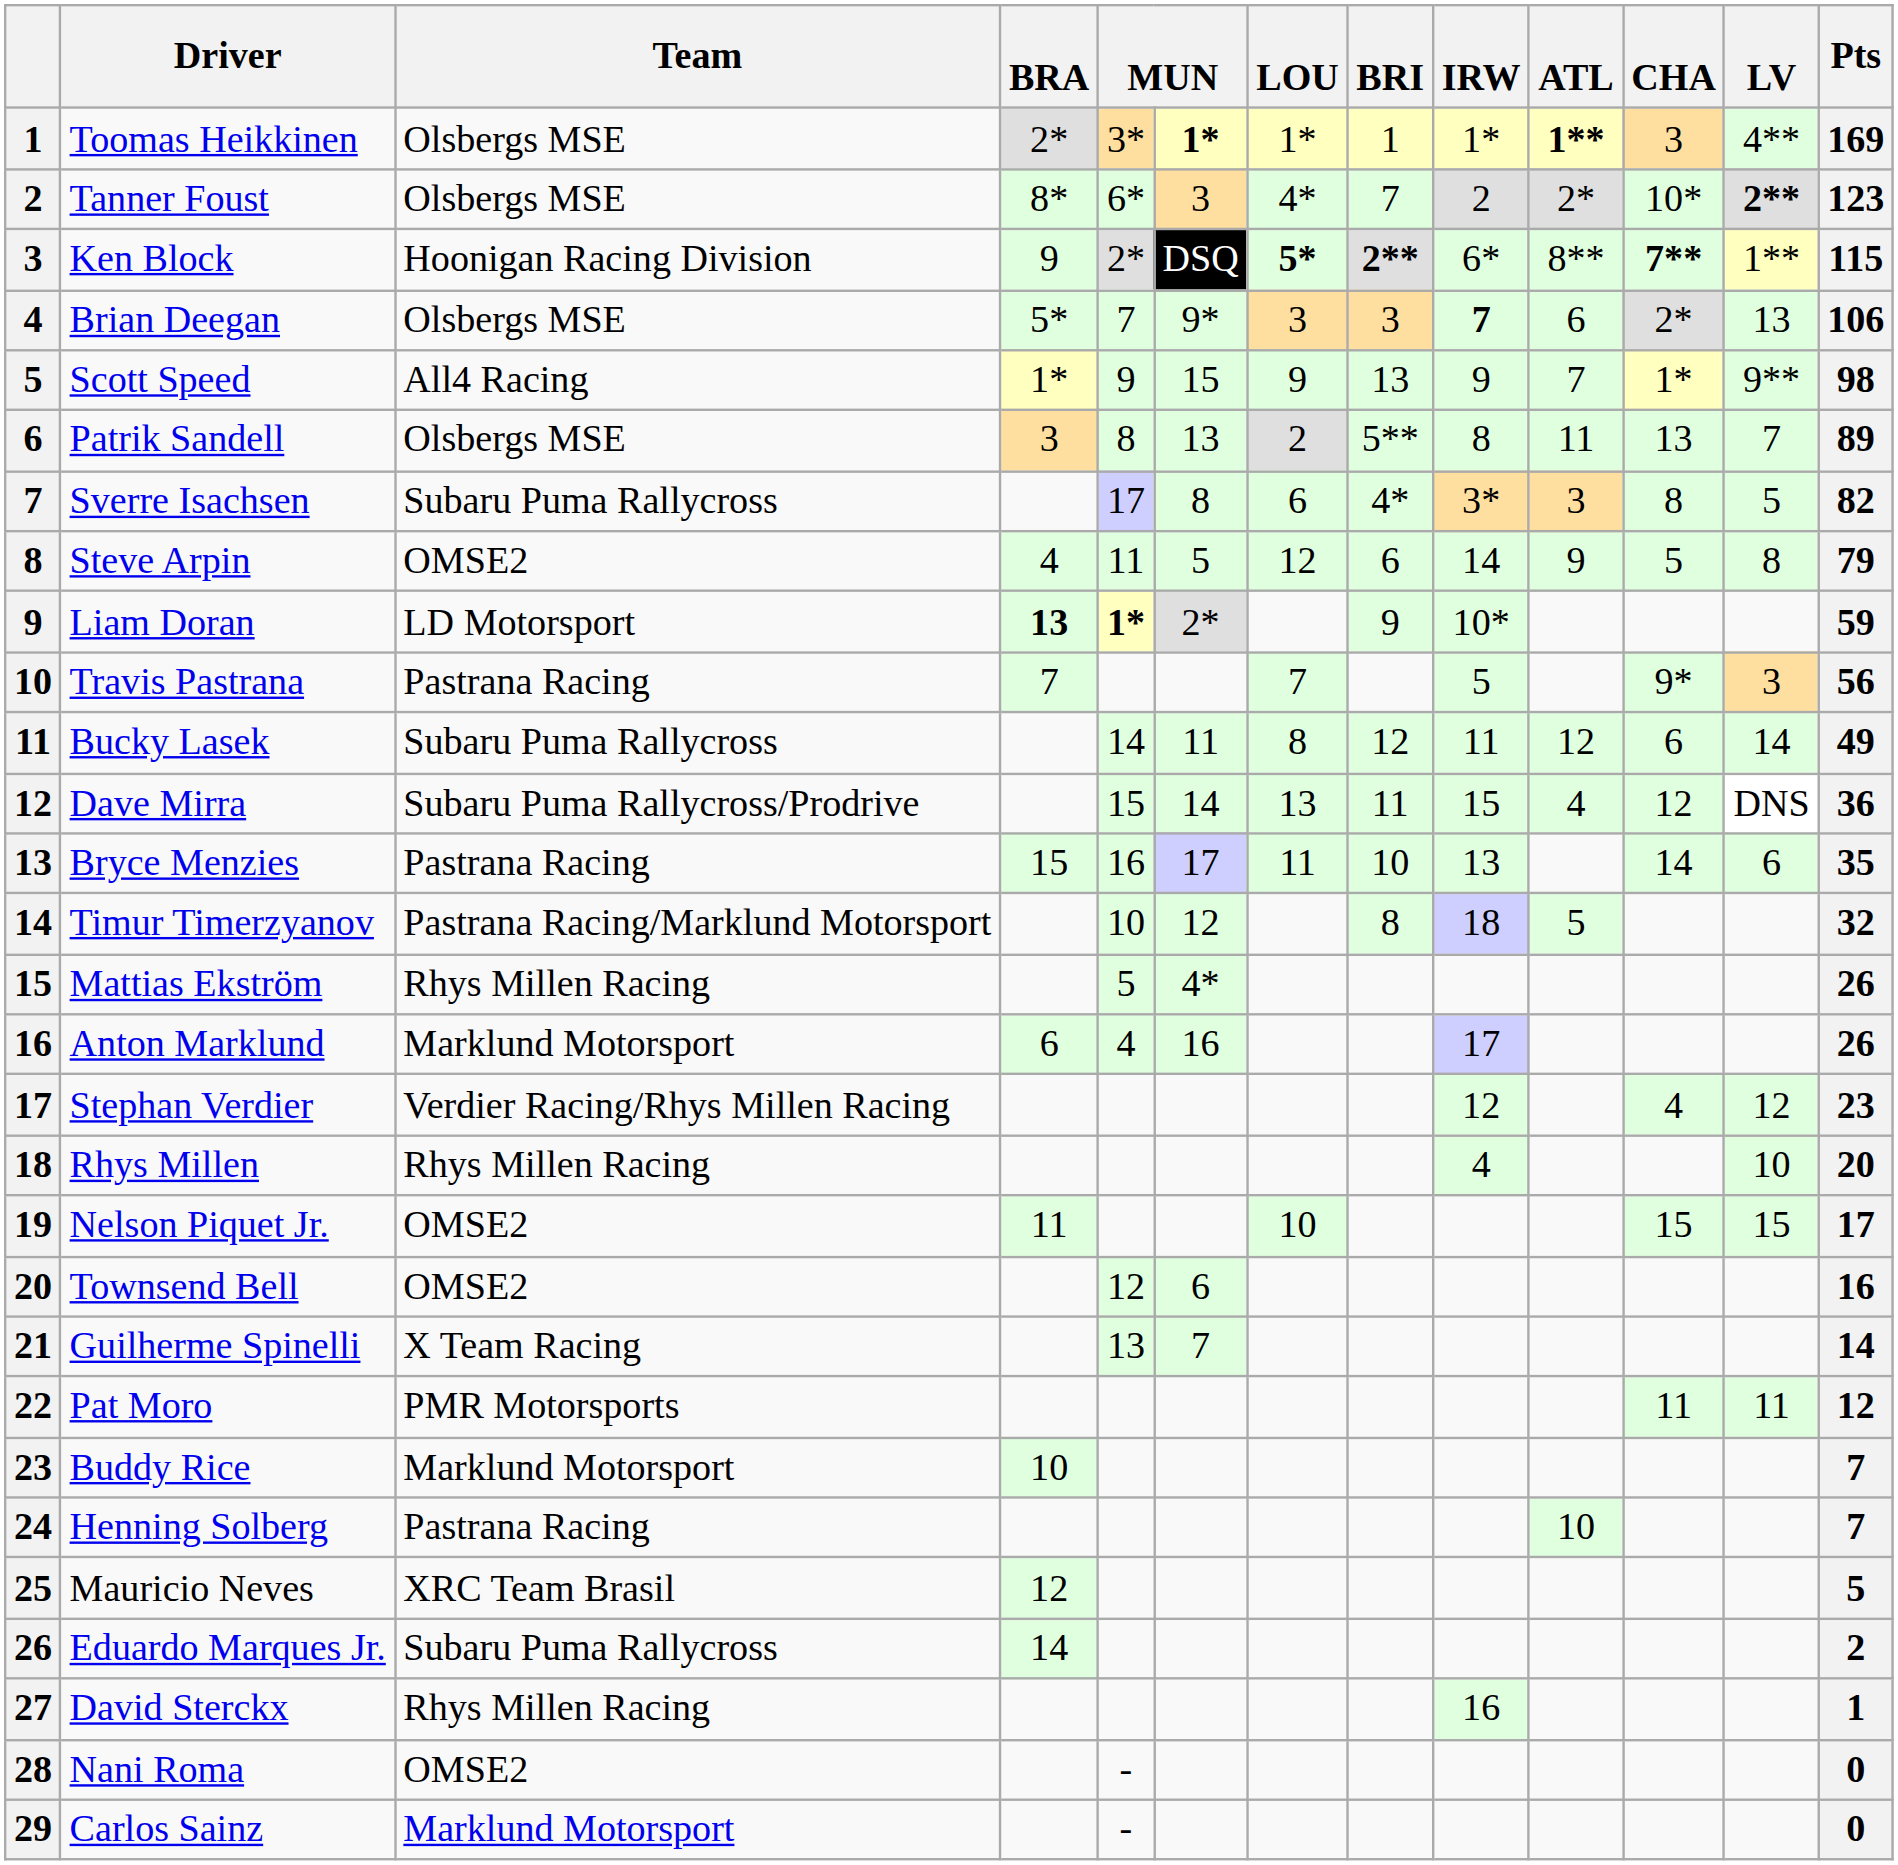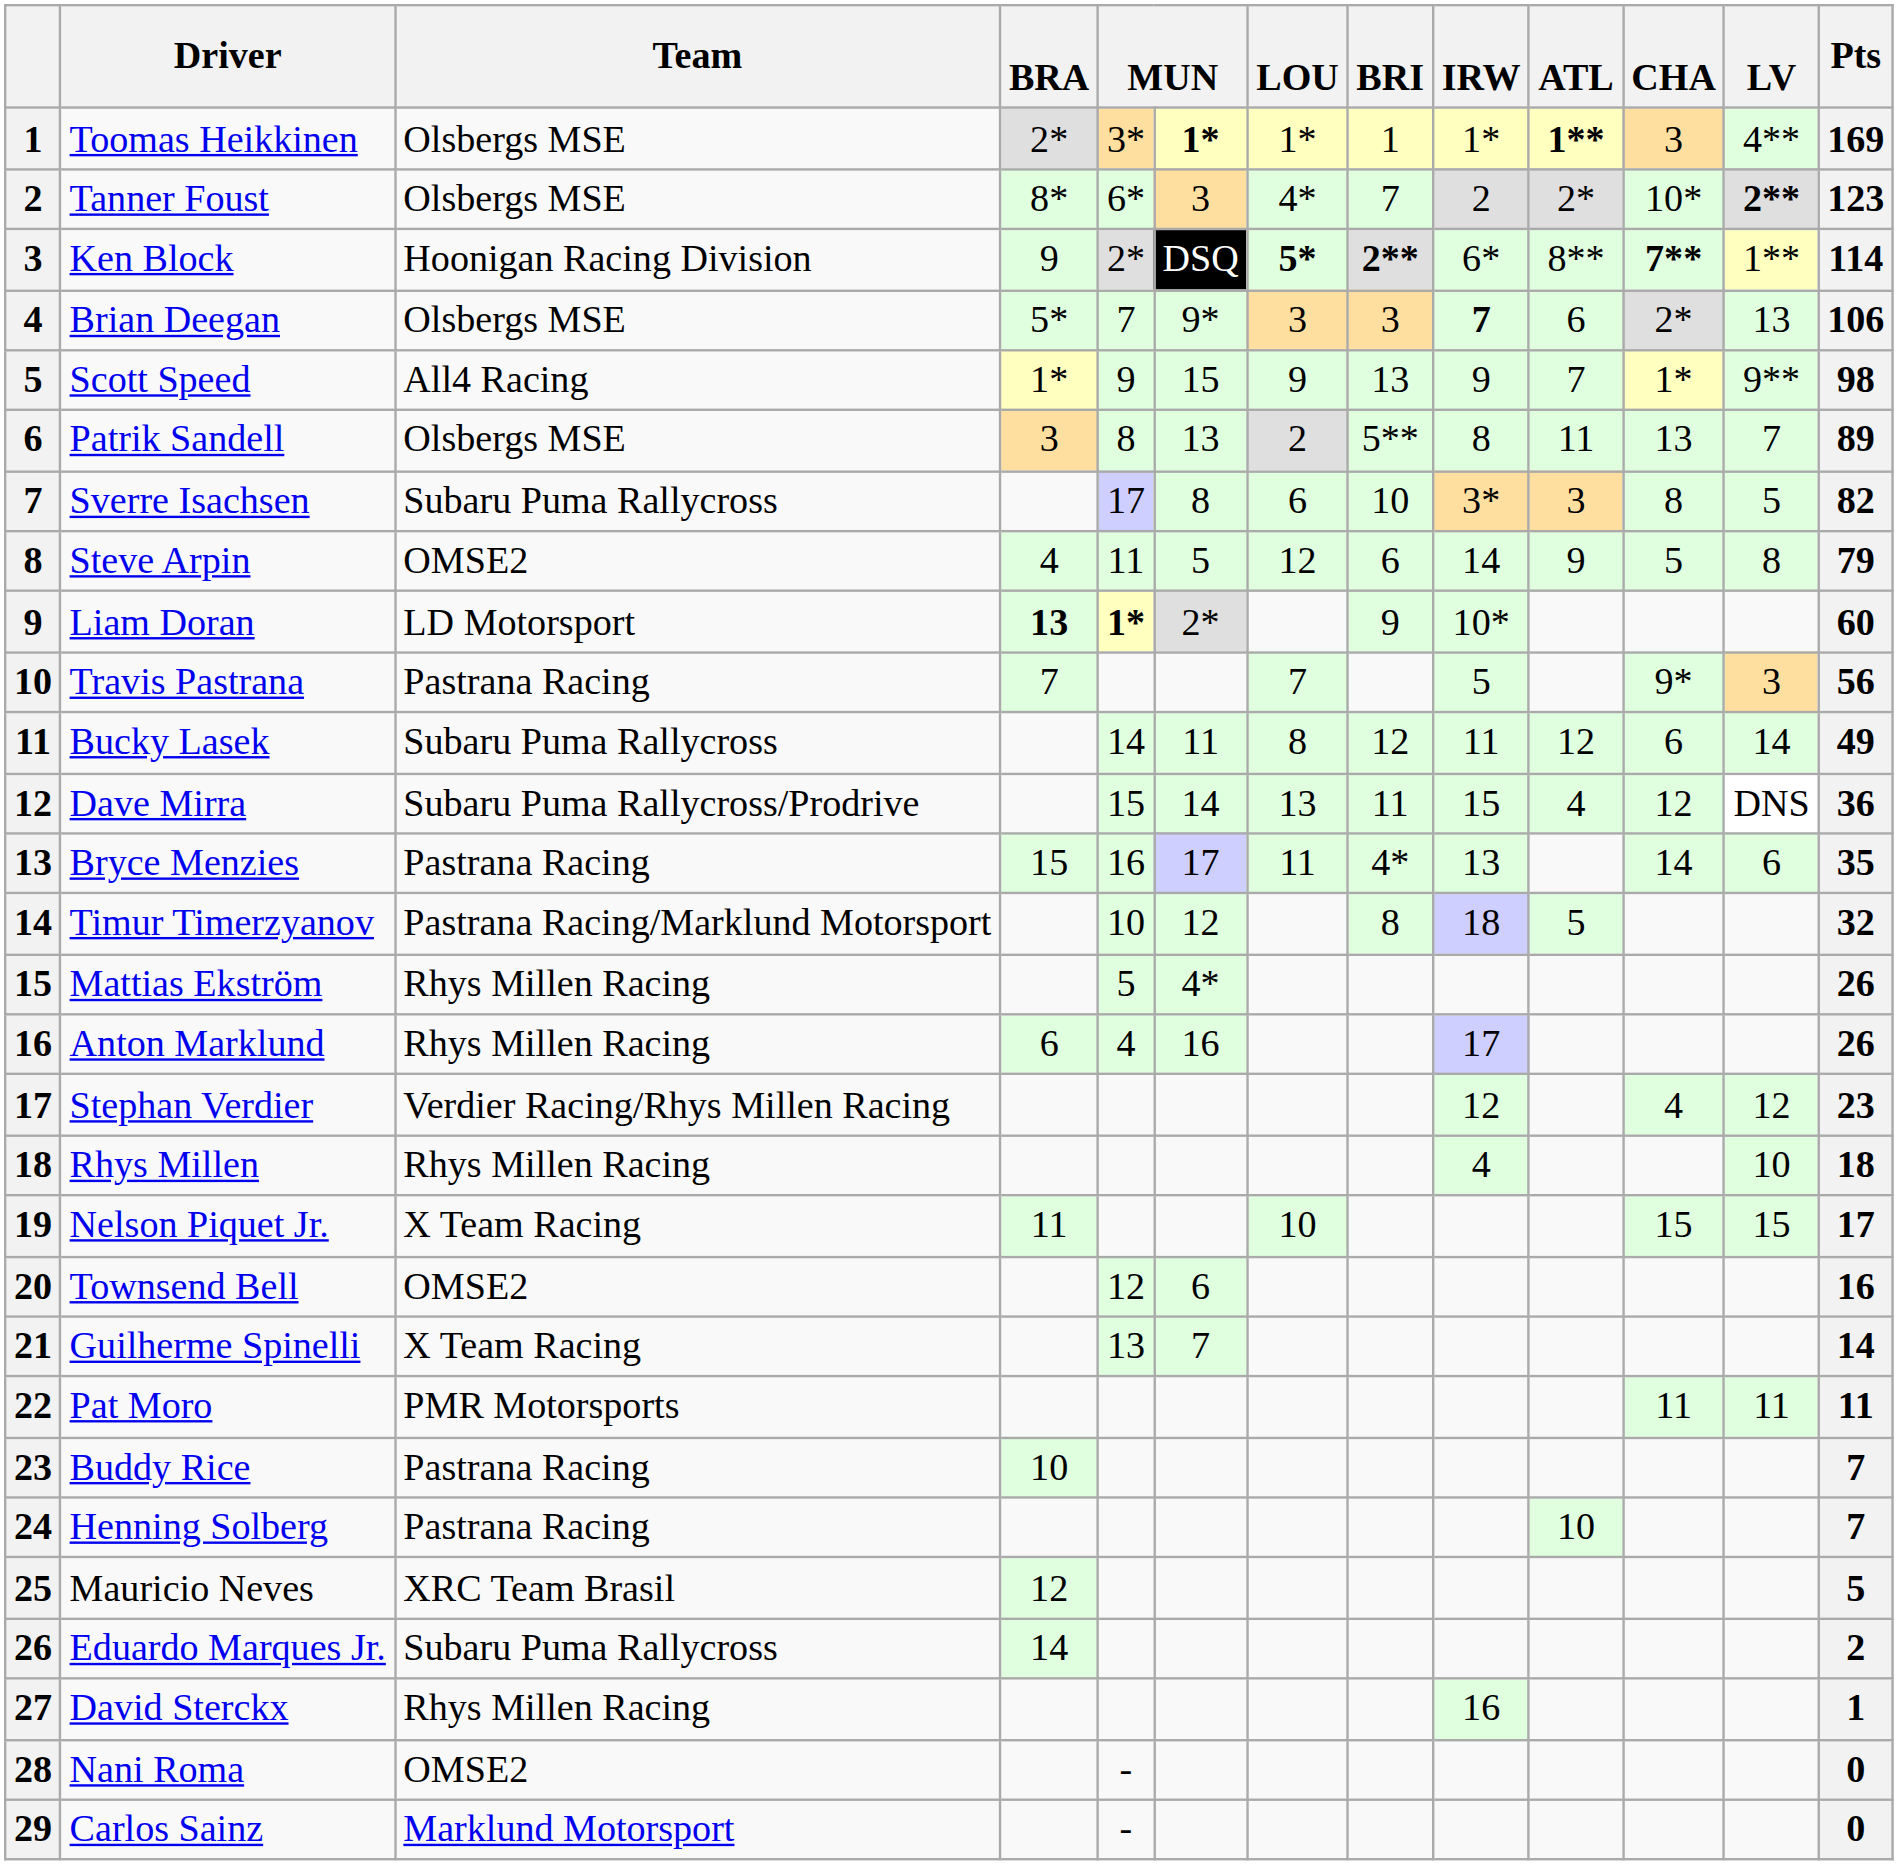(1856, 258) 115 -> (1856, 258) 114
(1390, 500) 4* -> (1390, 500) 10
(1856, 621) 59 -> (1856, 621) 60
(1390, 862) 10 -> (1390, 862) 4*
(569, 1043) Marklund Motorsport -> (557, 1043) Rhys Millen Racing
(1856, 1164) 20 -> (1856, 1164) 18
(466, 1224) OMSE2 -> (522, 1224) X Team Racing
(1856, 1406) 12 -> (1856, 1406) 11
(569, 1466) Marklund Motorsport -> (527, 1466) Pastrana Racing
